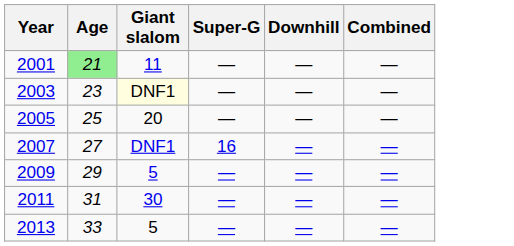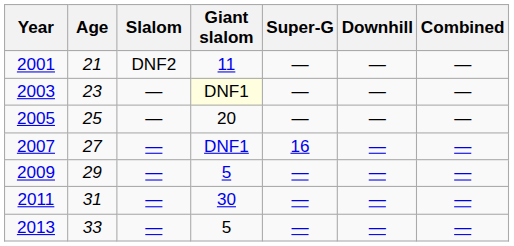+ column: (154, 27)
(92, 64) lightgreen background -> (92, 64) no background
